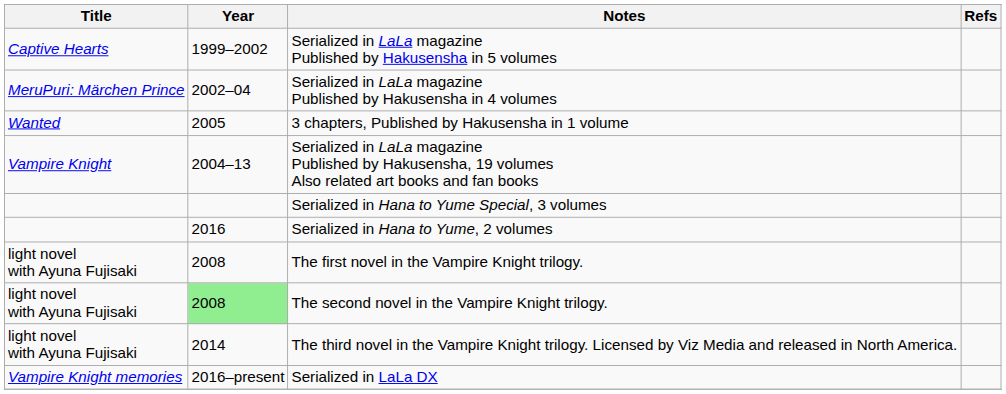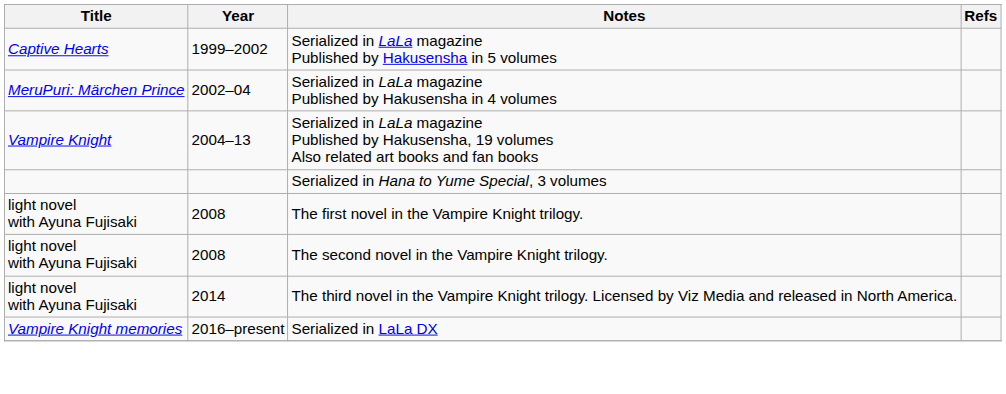- row: (460, 123)
- row: (422, 229)
(208, 303) lightgreen background -> (208, 255) no background
